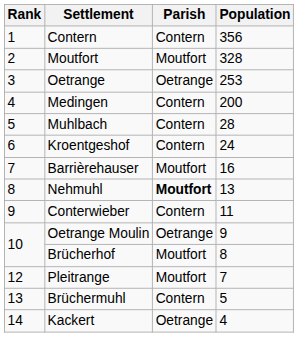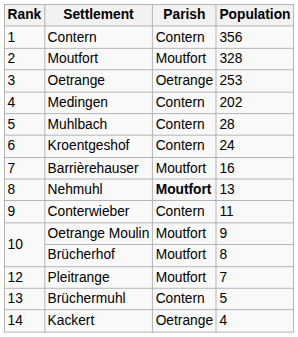(231, 102) 200 -> (231, 102) 202
(184, 233) Oetrange -> (181, 233) Moutfort
